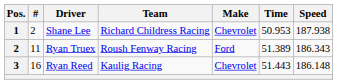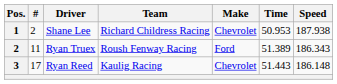(36, 66) 16 -> (36, 66) 17
